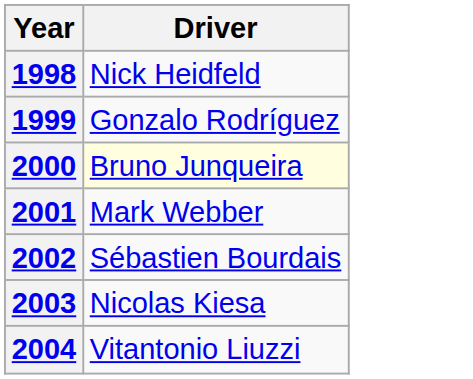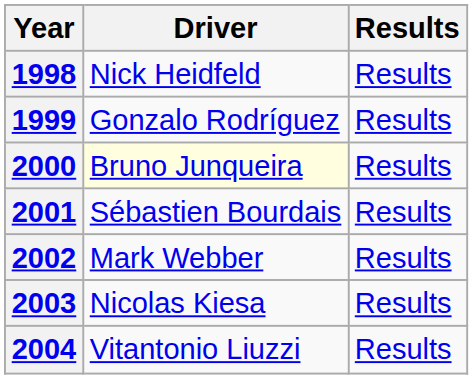+ column: (407, 28)
(177, 212) Mark Webber -> (216, 212) Sébastien Bourdais
(216, 258) Sébastien Bourdais -> (177, 258) Mark Webber
